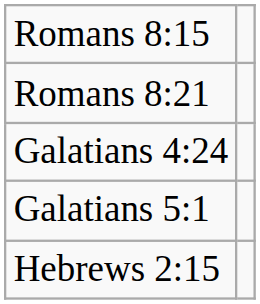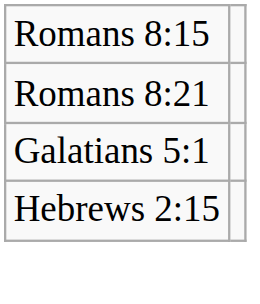- row: (121, 151)
